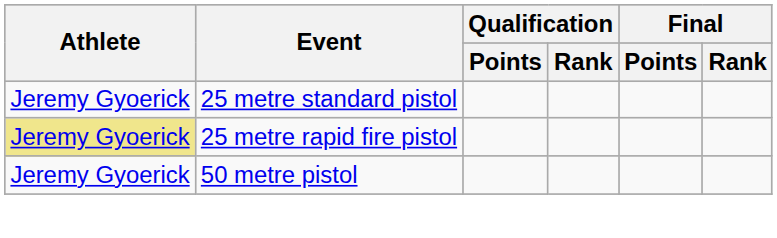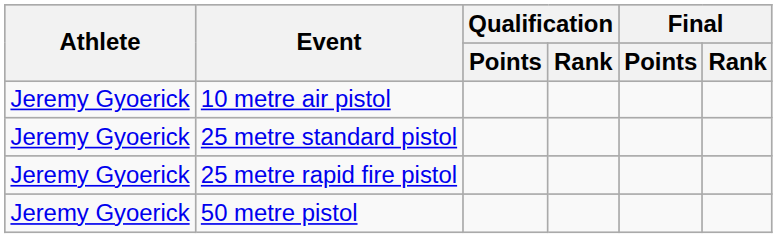+ row: (296, 100)
(100, 137) khaki background -> (100, 175) no background
